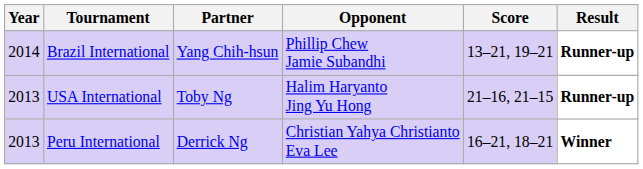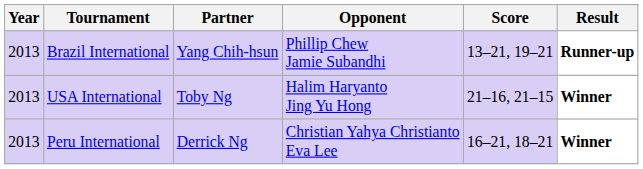(24, 52) 2014 -> (24, 52) 2013
(597, 97) Runner-up -> (586, 97) Winner
